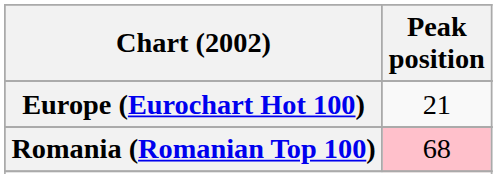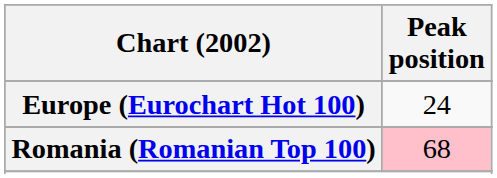(437, 103) 21 -> (437, 103) 24
